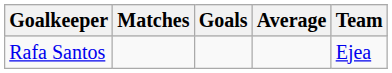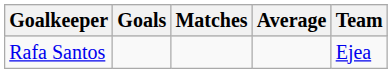columns swapped: (223, 20) <-> (153, 20)
